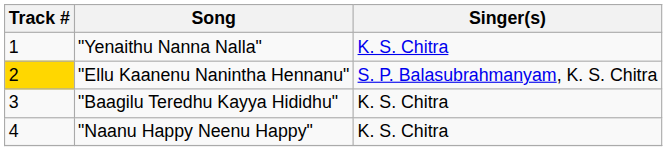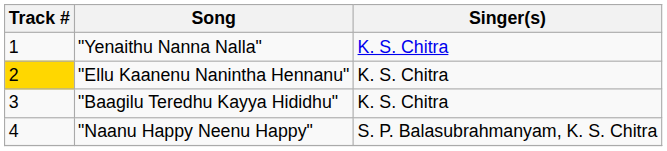(507, 74) S. P. Balasubrahmanyam, K. S. Chitra -> (403, 74) K. S. Chitra
(403, 131) K. S. Chitra -> (507, 131) S. P. Balasubrahmanyam, K. S. Chitra
